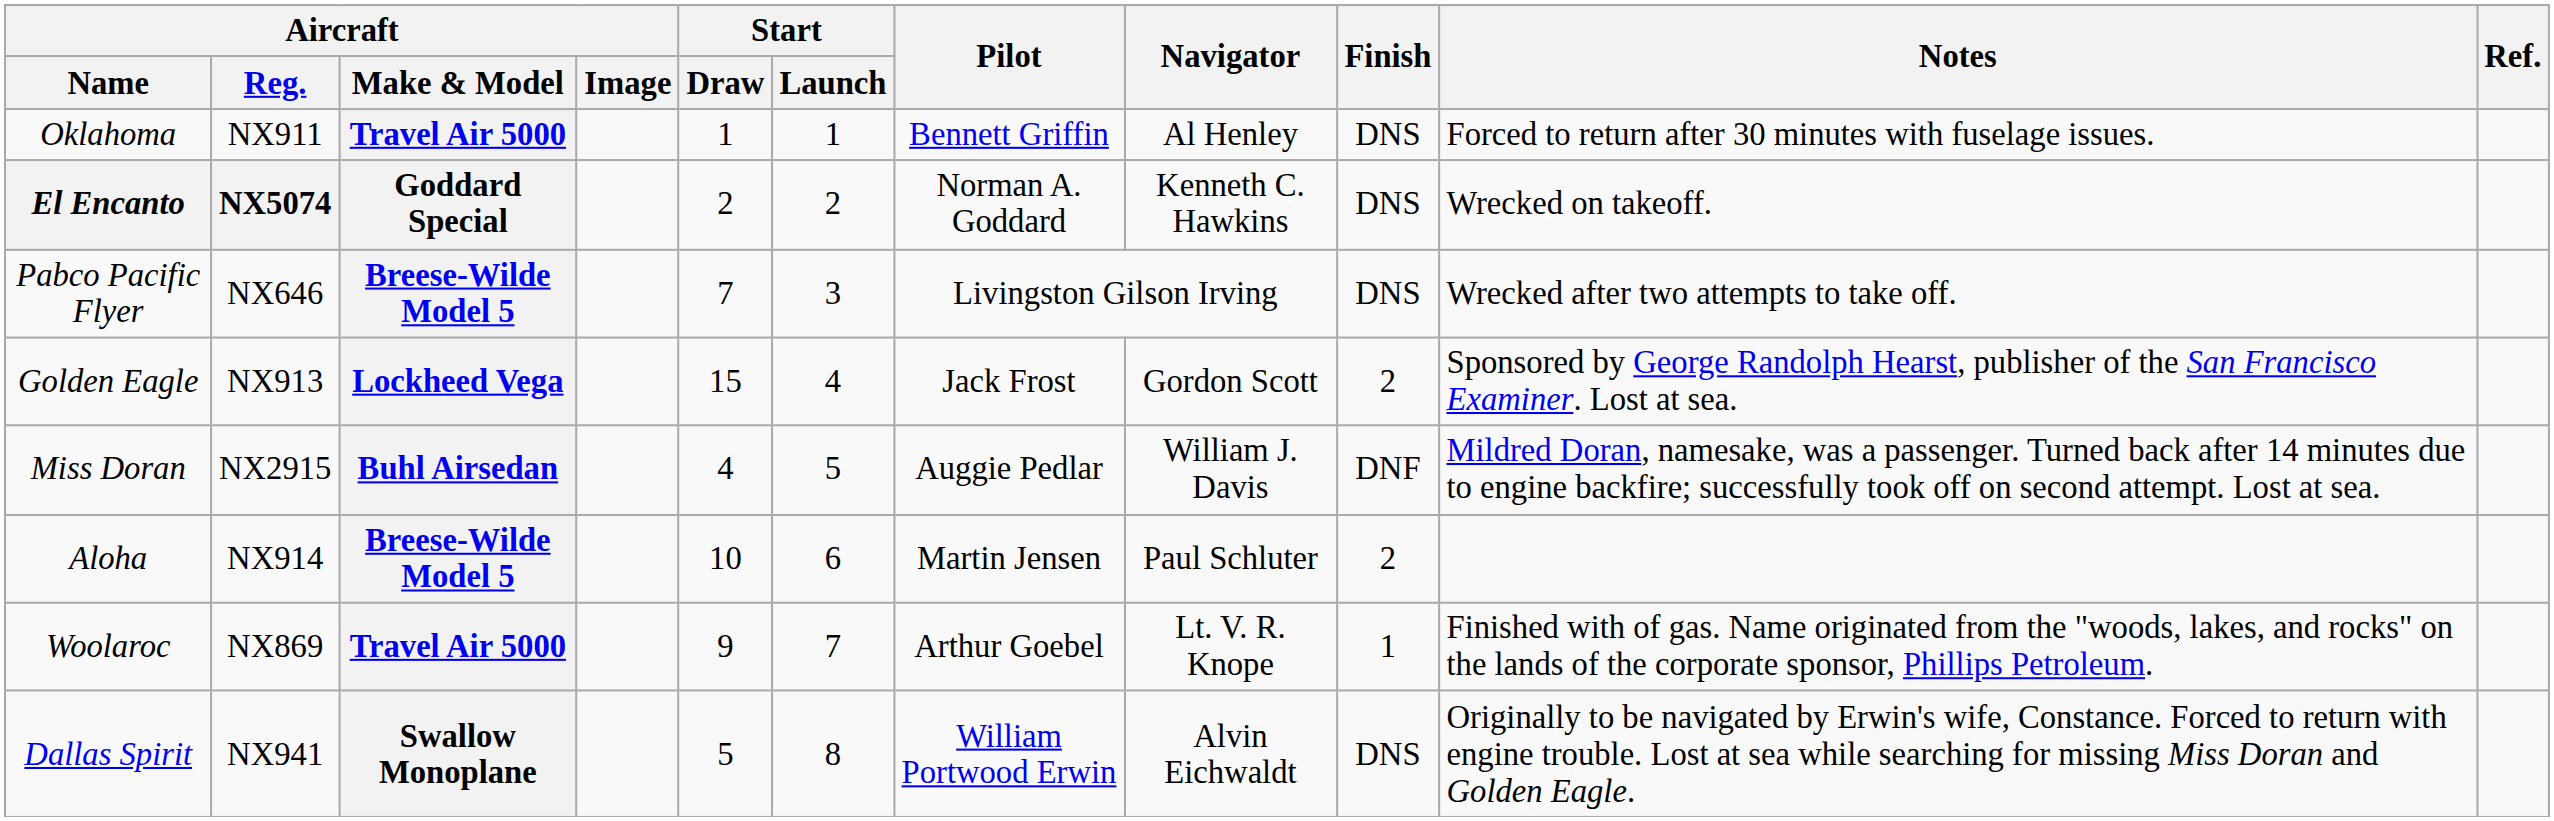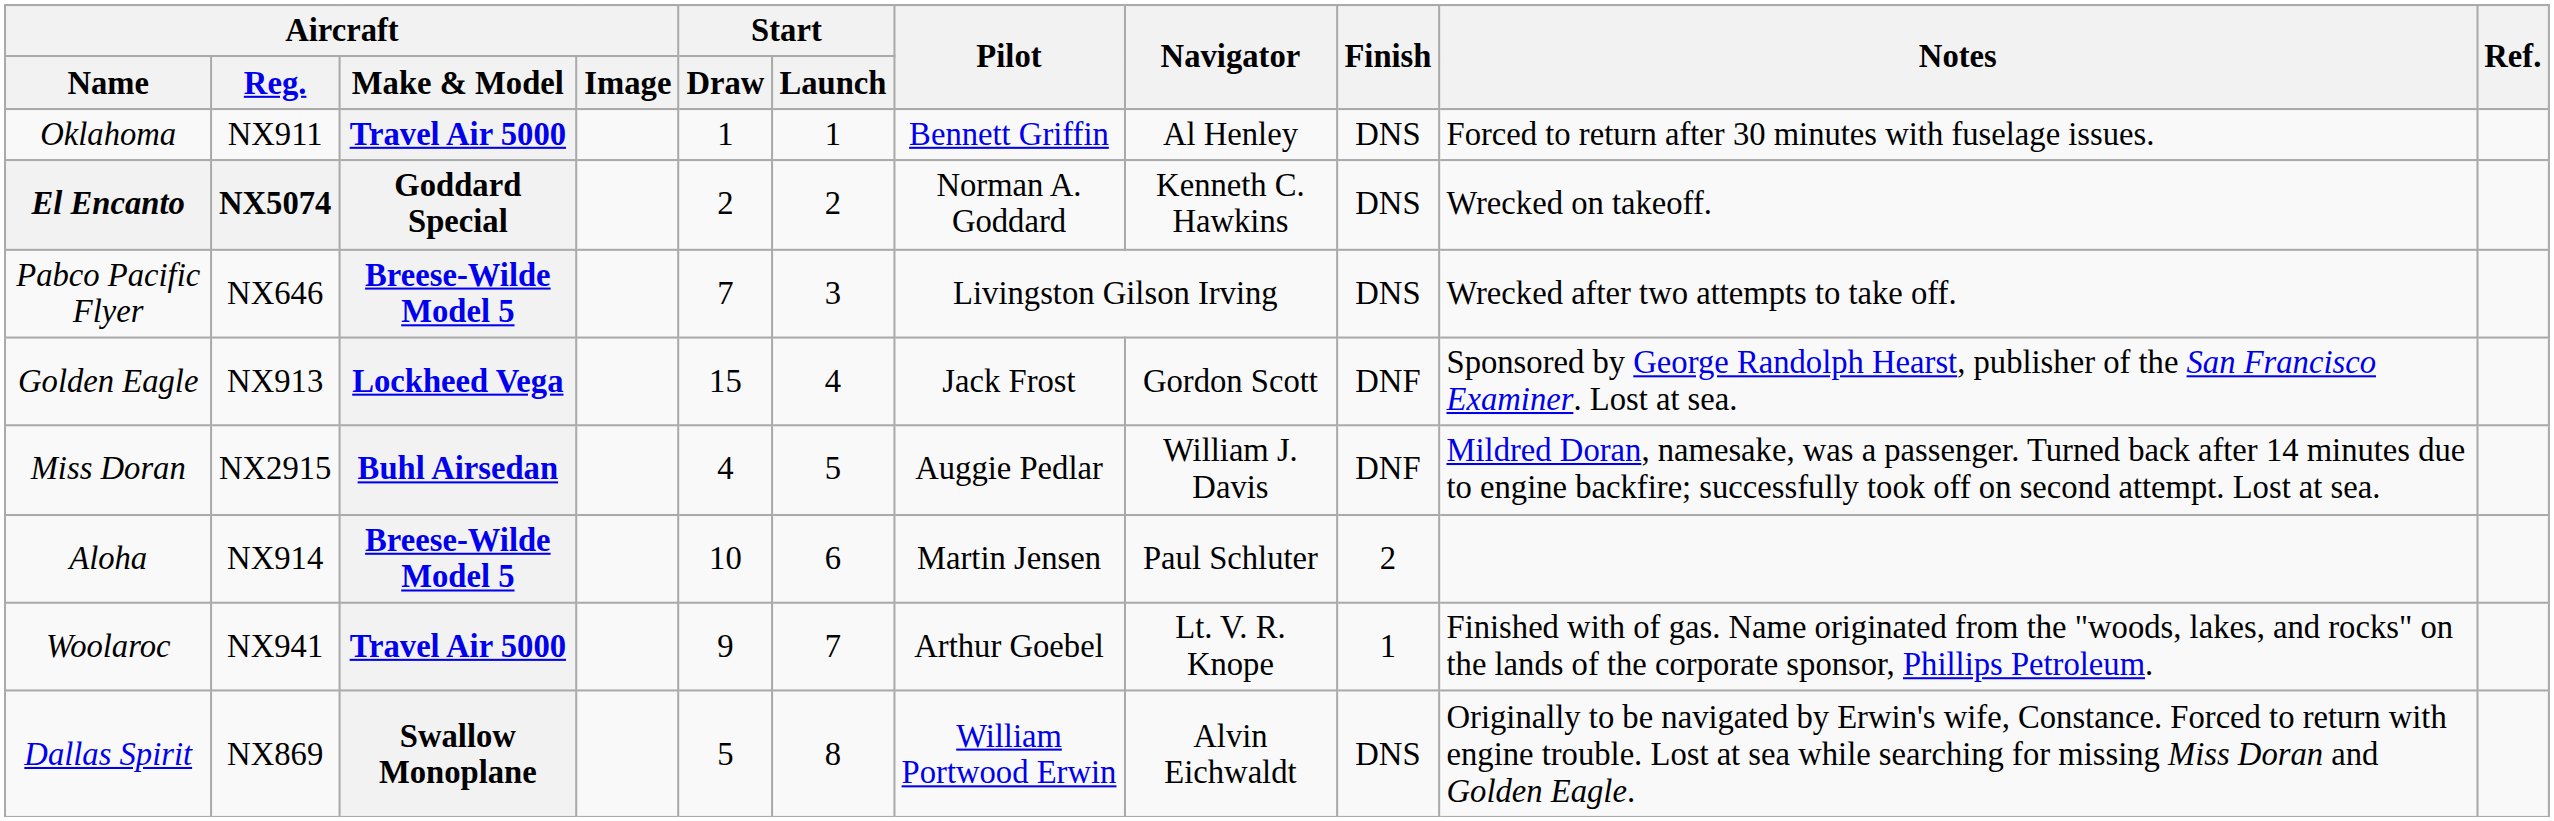(1388, 381) 2 -> (1388, 381) DNF
(275, 646) NX869 -> (275, 646) NX941
(275, 753) NX941 -> (275, 753) NX869
